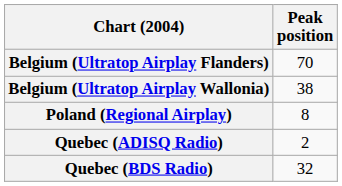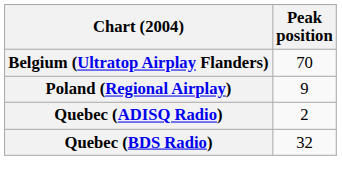- row: (139, 89)
(305, 115) 8 -> (304, 89) 9
